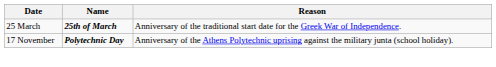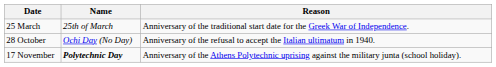(90, 26) bold -> (88, 26) normal
+ row: (26, 41)
